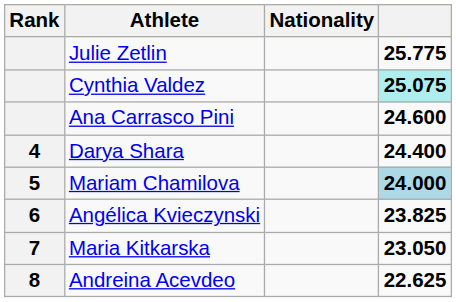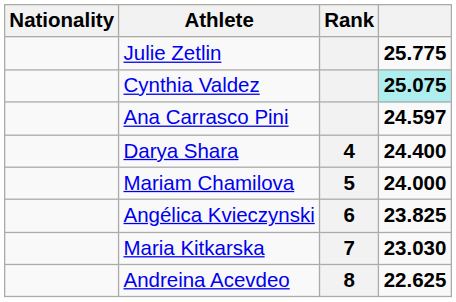columns swapped: (34, 20) <-> (322, 20)
(415, 118) 24.600 -> (415, 118) 24.597
(415, 183) lightblue background -> (415, 183) no background
(415, 248) 23.050 -> (415, 248) 23.030
